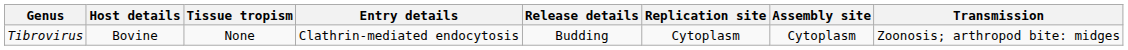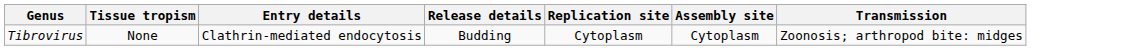- column: (135, 15)
